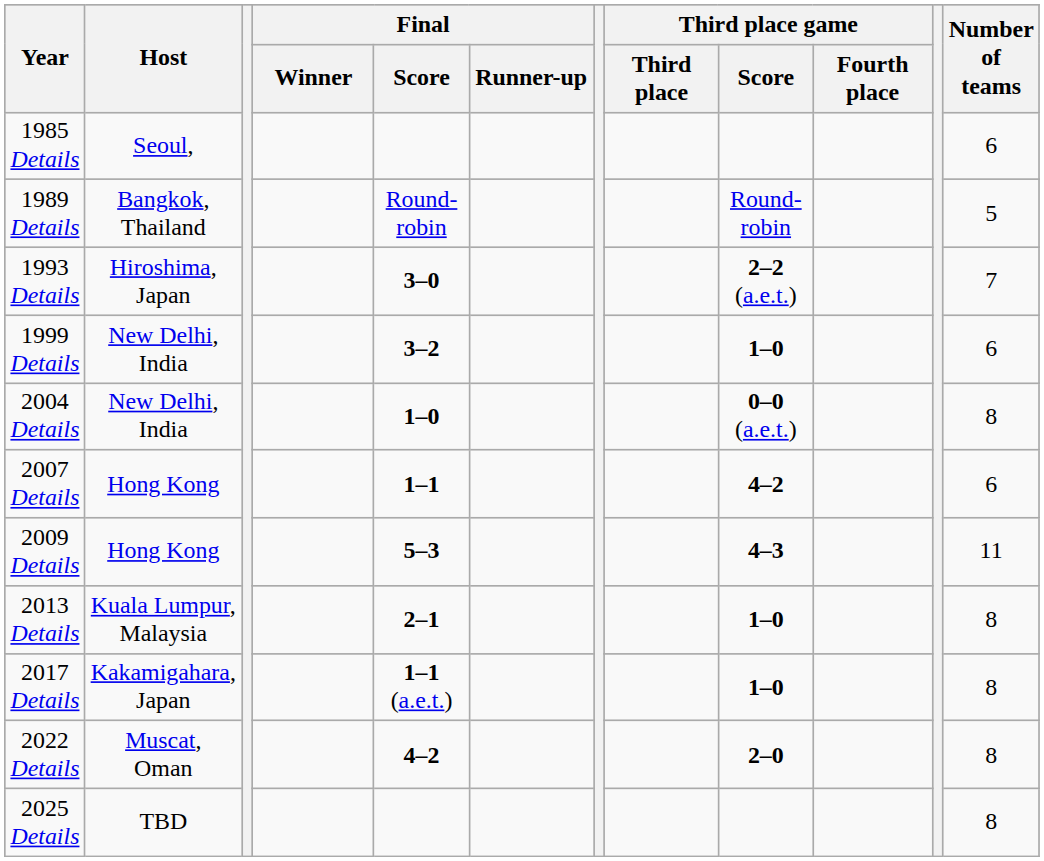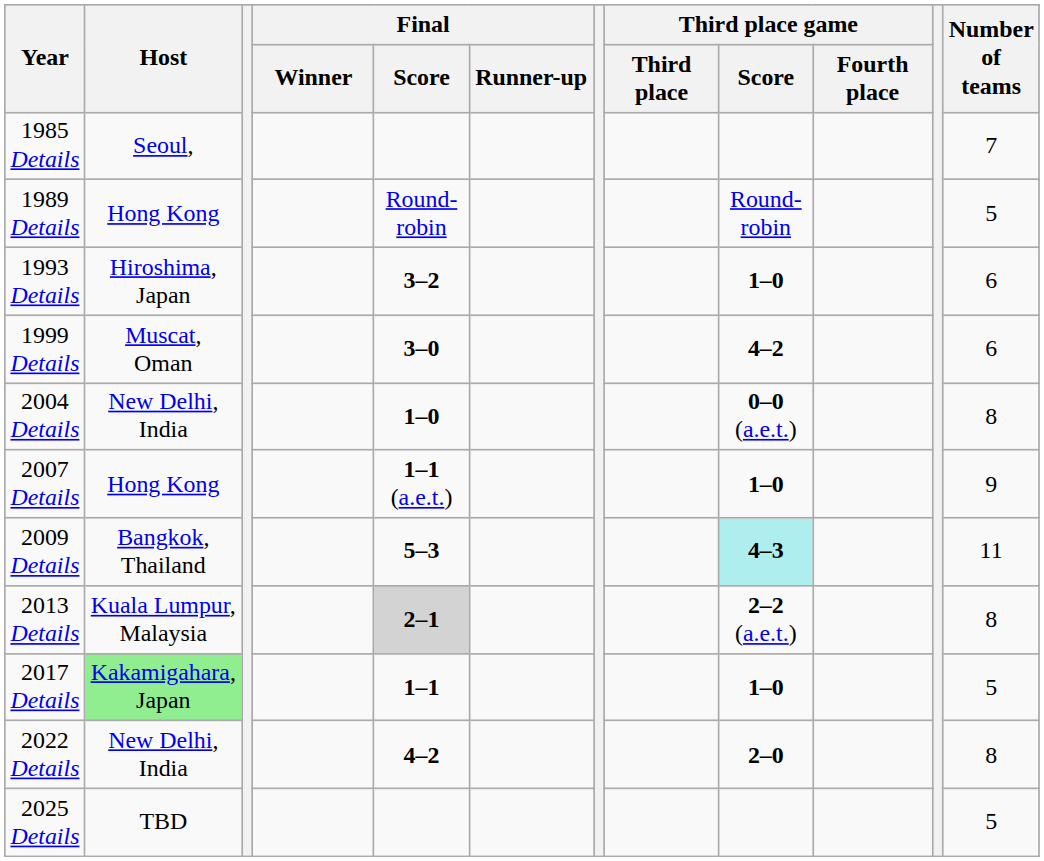(991, 145) 6 -> (991, 145) 7
(163, 213) Bangkok, Thailand -> (163, 213) Hong Kong
(422, 281) 3–0 -> (422, 281) 3–2
(766, 281) 2–2 (a.e.t.) -> (766, 281) 1–0
(991, 281) 7 -> (991, 281) 6
(163, 348) New Delhi, India -> (163, 348) Muscat, Oman
(422, 348) 3–2 -> (422, 348) 3–0
(766, 348) 1–0 -> (766, 348) 4–2
(422, 484) 1–1 -> (422, 484) 1–1 (a.e.t.)
(766, 484) 4–2 -> (766, 484) 1–0
(991, 484) 6 -> (991, 484) 9
(163, 551) Hong Kong -> (163, 551) Bangkok, Thailand
(766, 551) no background -> (766, 551) paleturquoise background
(422, 619) no background -> (422, 619) lightgrey background
(766, 619) 1–0 -> (766, 619) 2–2 (a.e.t.)
(163, 686) no background -> (163, 686) lightgreen background
(422, 686) 1–1 (a.e.t.) -> (422, 686) 1–1
(991, 686) 8 -> (991, 686) 5
(163, 754) Muscat, Oman -> (163, 754) New Delhi, India
(991, 822) 8 -> (991, 822) 5
